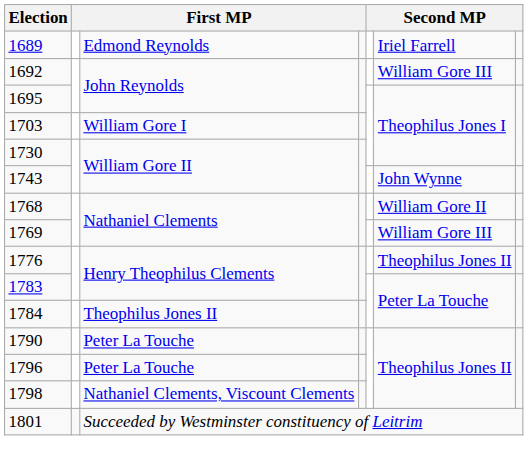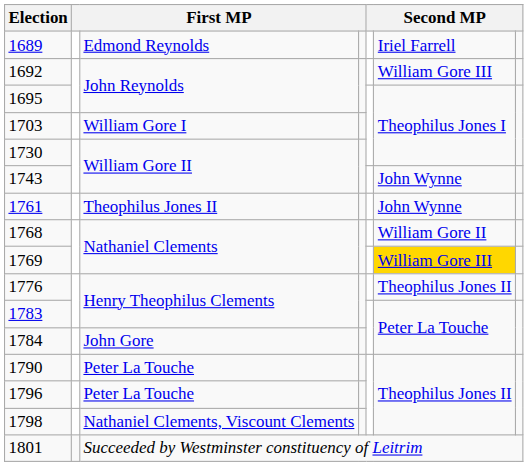+ row: (25, 206)
(435, 233) no background -> (435, 260) gold background
(150, 313) Theophilus Jones II -> (119, 340) John Gore
